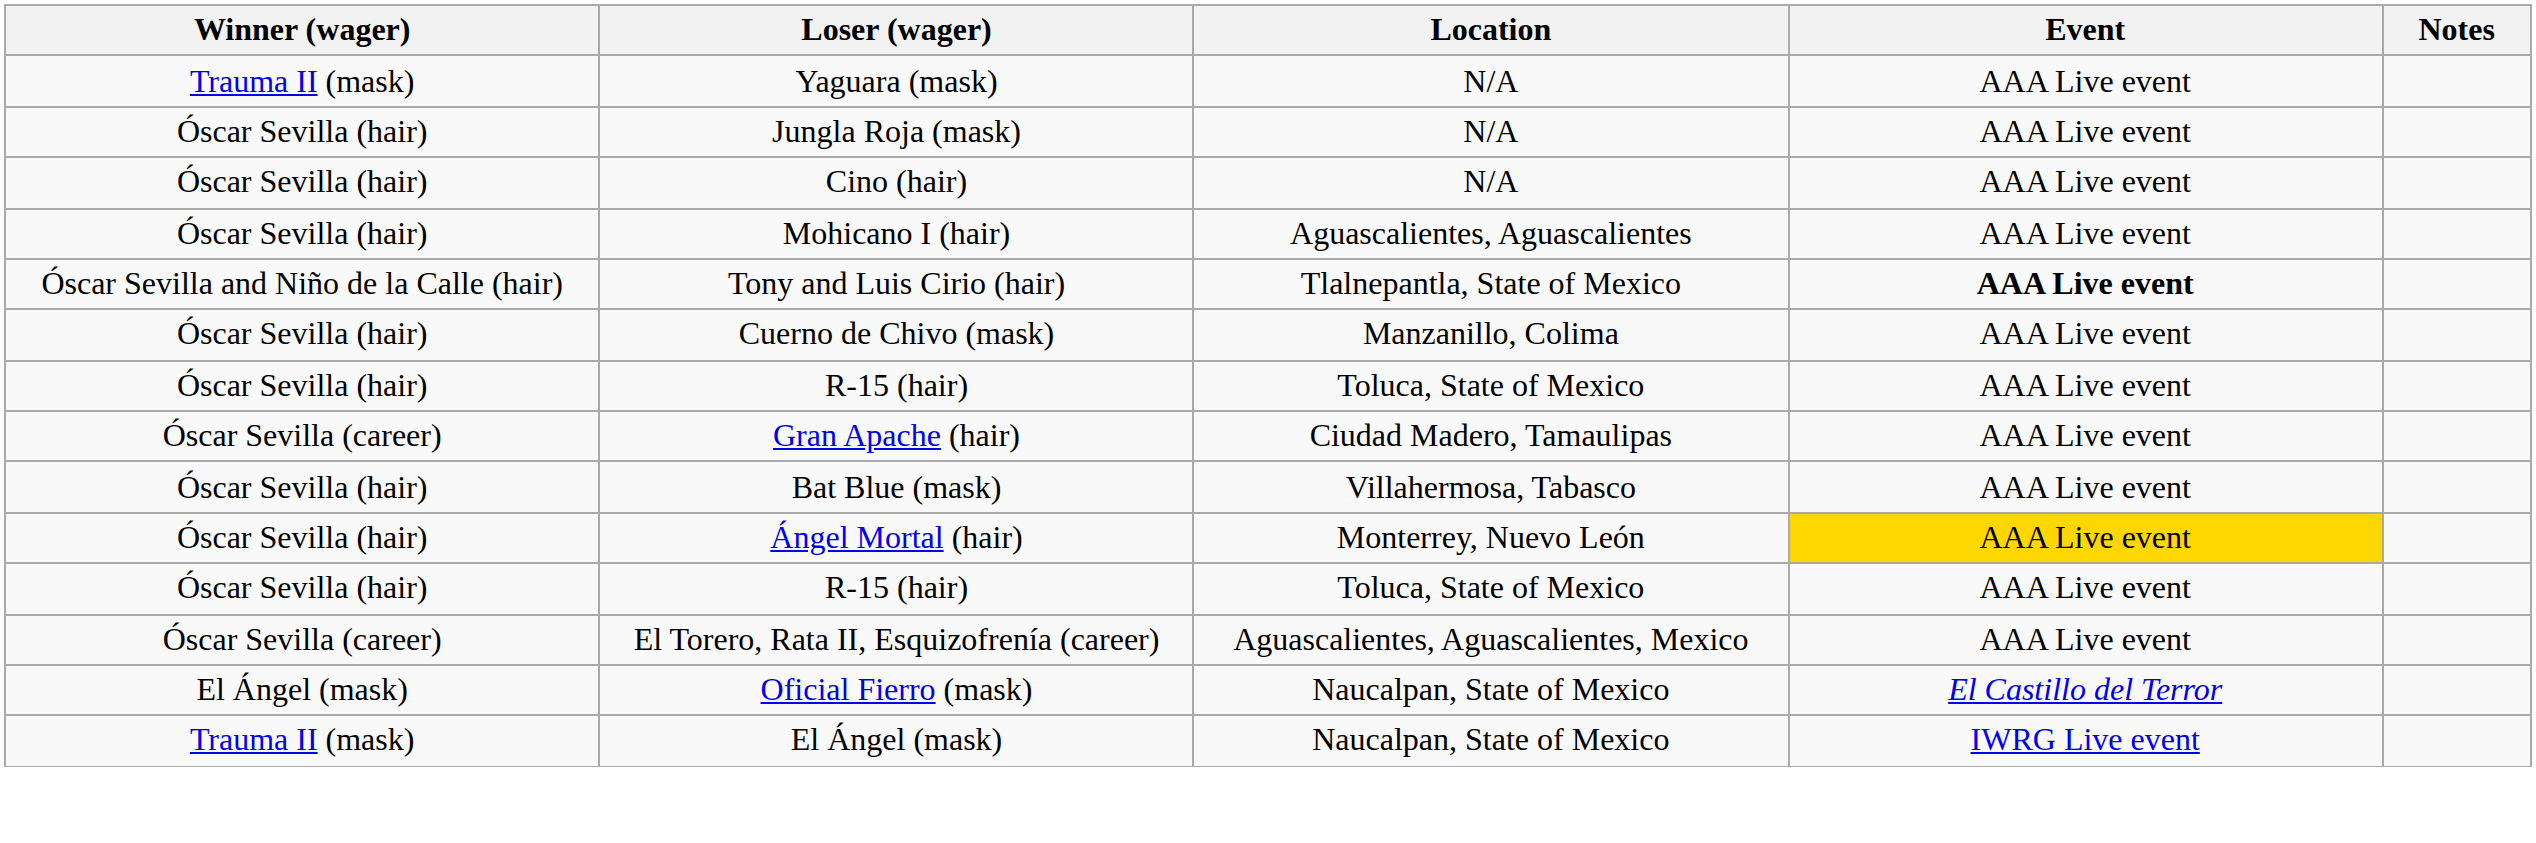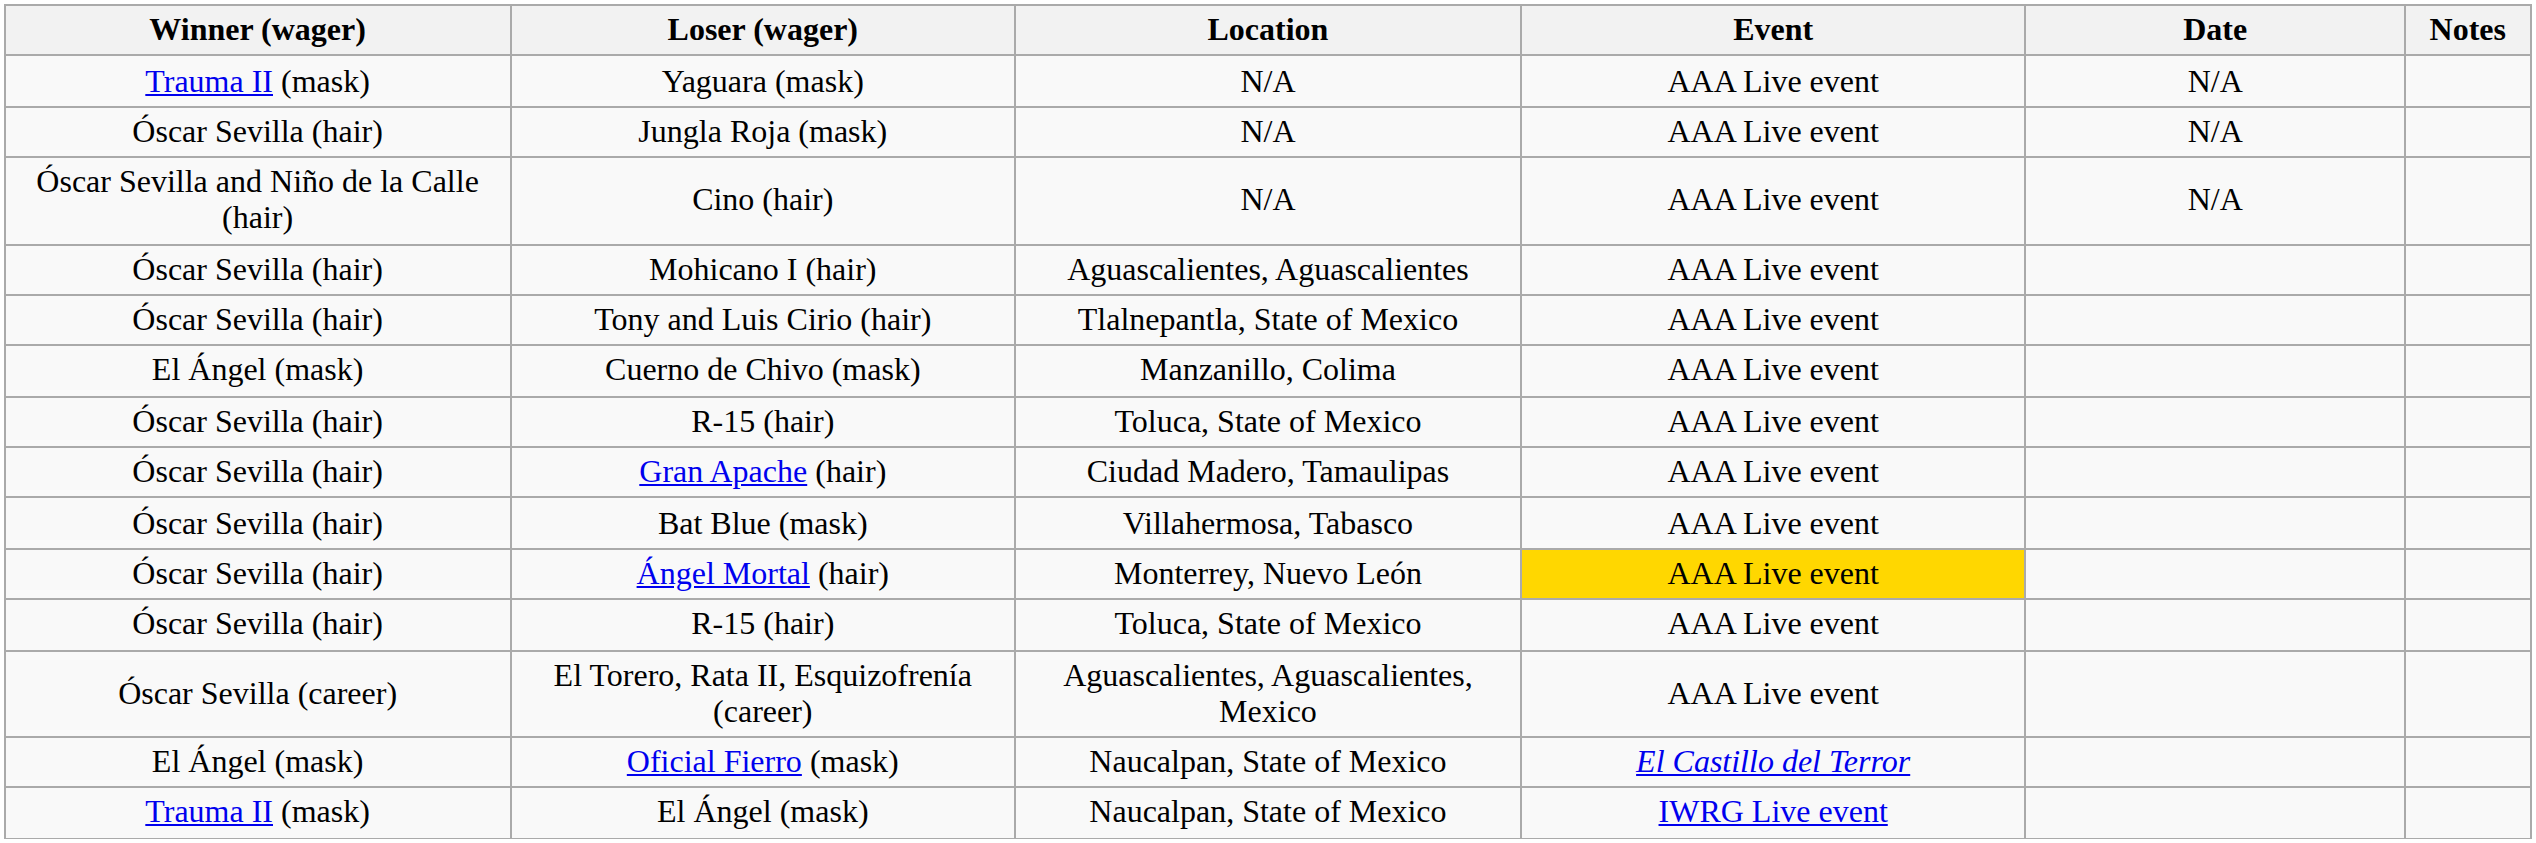+ column: (2215, 29)
(302, 182) Óscar Sevilla (hair) -> (258, 200) Óscar Sevilla and Niño de la Calle (hair)
(302, 283) Óscar Sevilla and Niño de la Calle (hair) -> (258, 319) Óscar Sevilla (hair)
(2085, 283) bold -> (1773, 319) normal
(302, 334) Óscar Sevilla (hair) -> (258, 370) El Ángel (mask)
(302, 435) Óscar Sevilla (career) -> (258, 471) Óscar Sevilla (hair)
